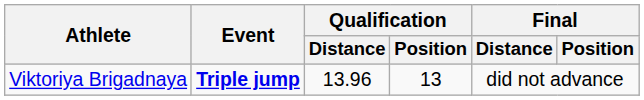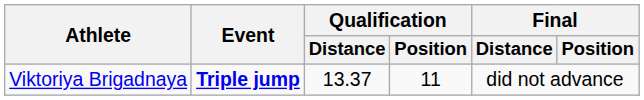(347, 80) 13.96 -> (347, 80) 13.37
(431, 80) 13 -> (431, 80) 11
